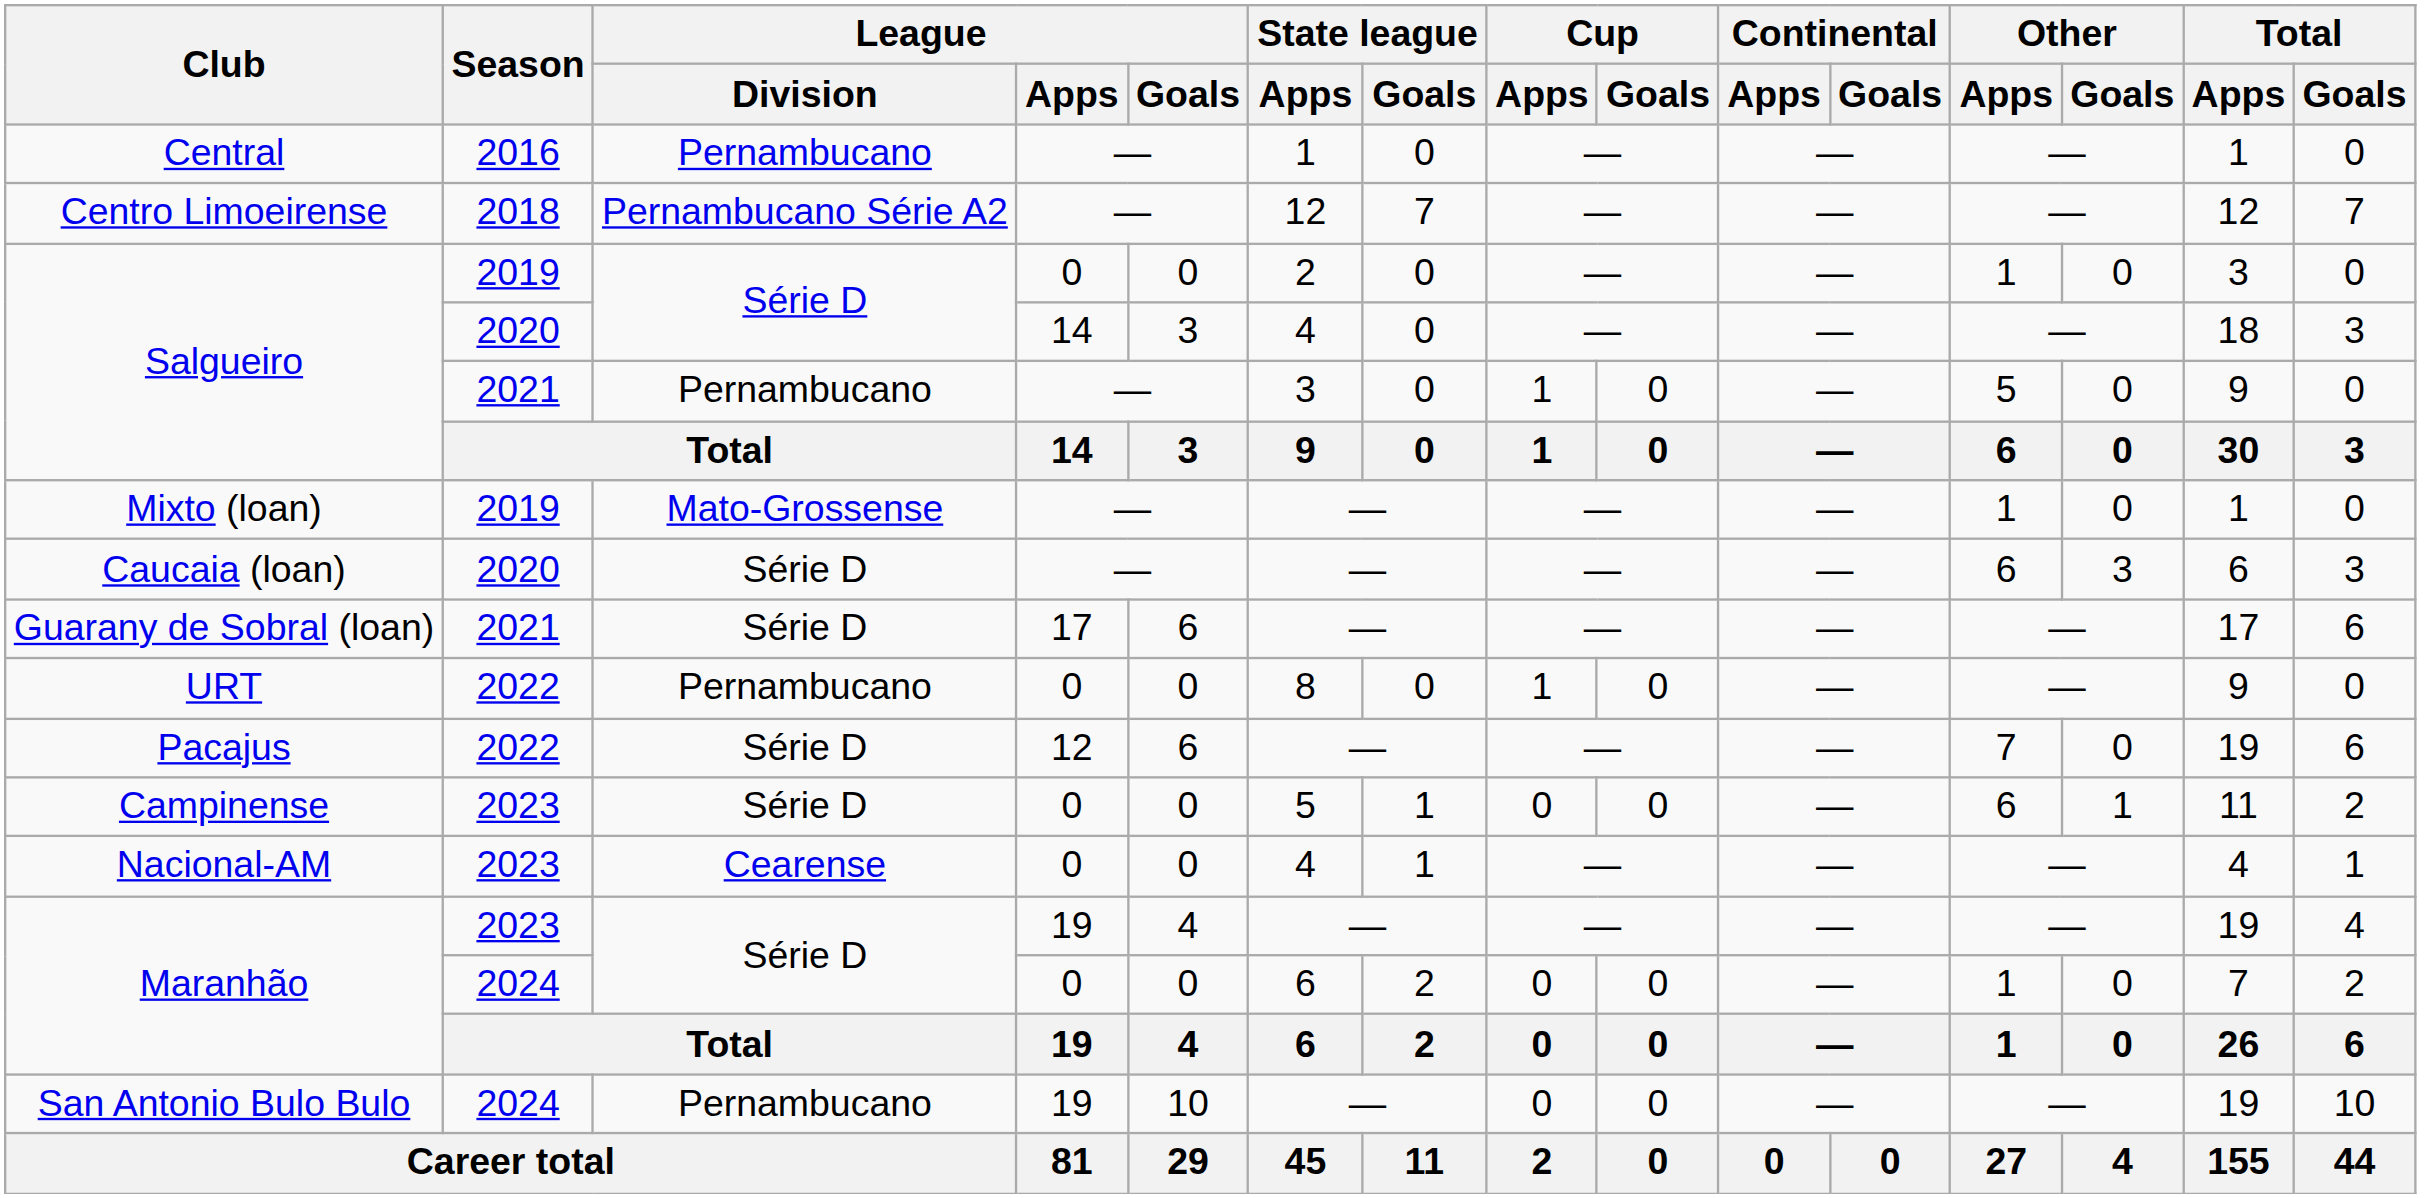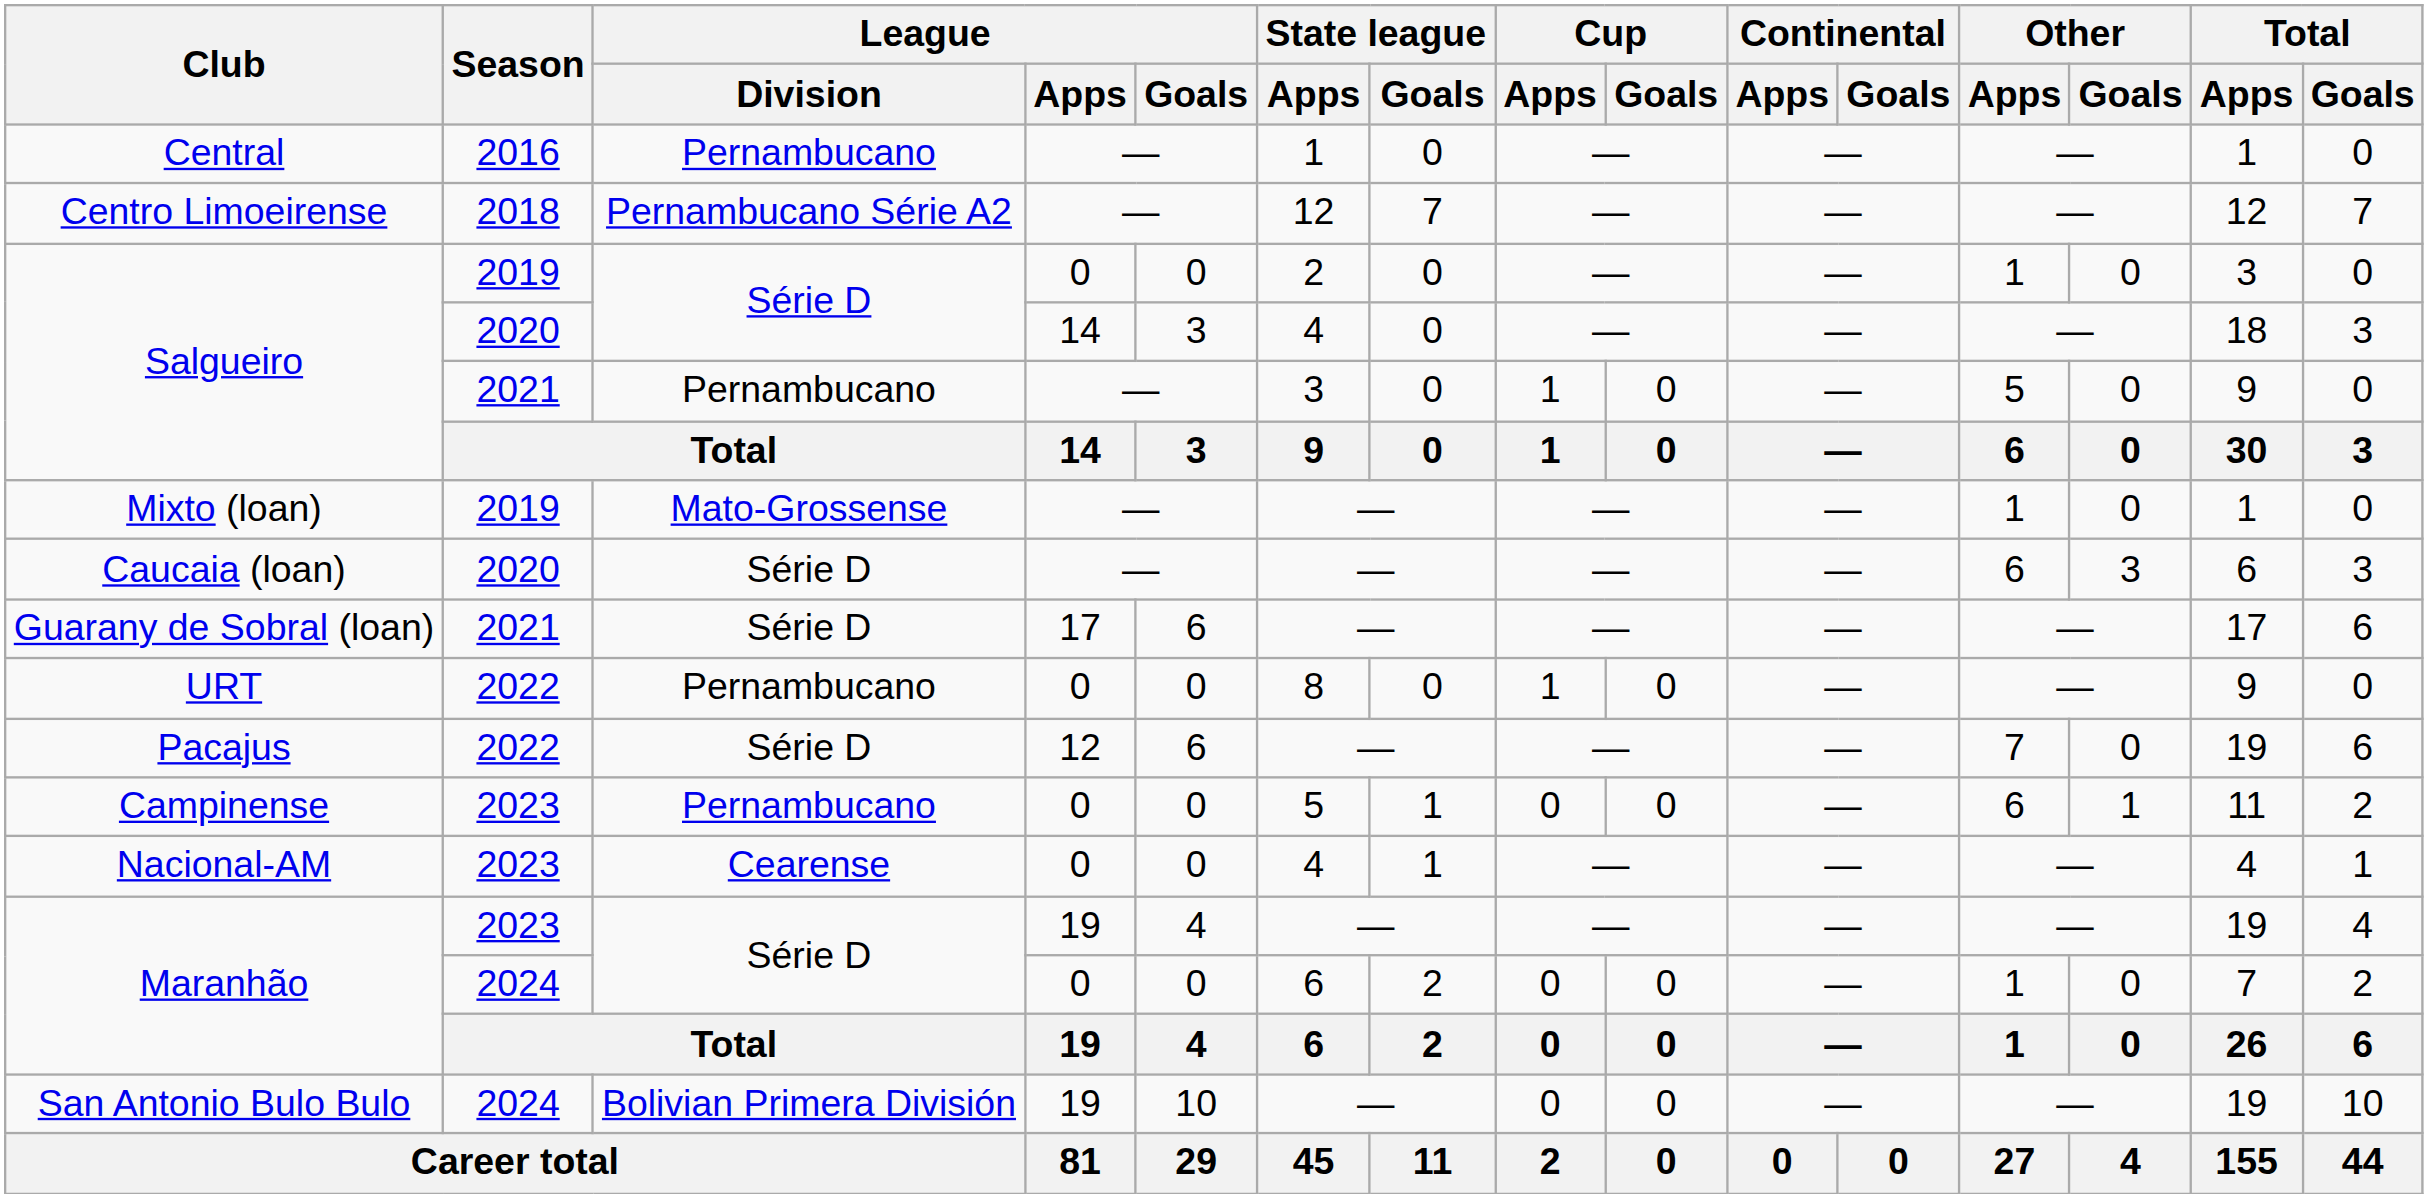(805, 806) Série D -> (809, 806) Pernambucano
(805, 1102) Pernambucano -> (809, 1102) Bolivian Primera División
